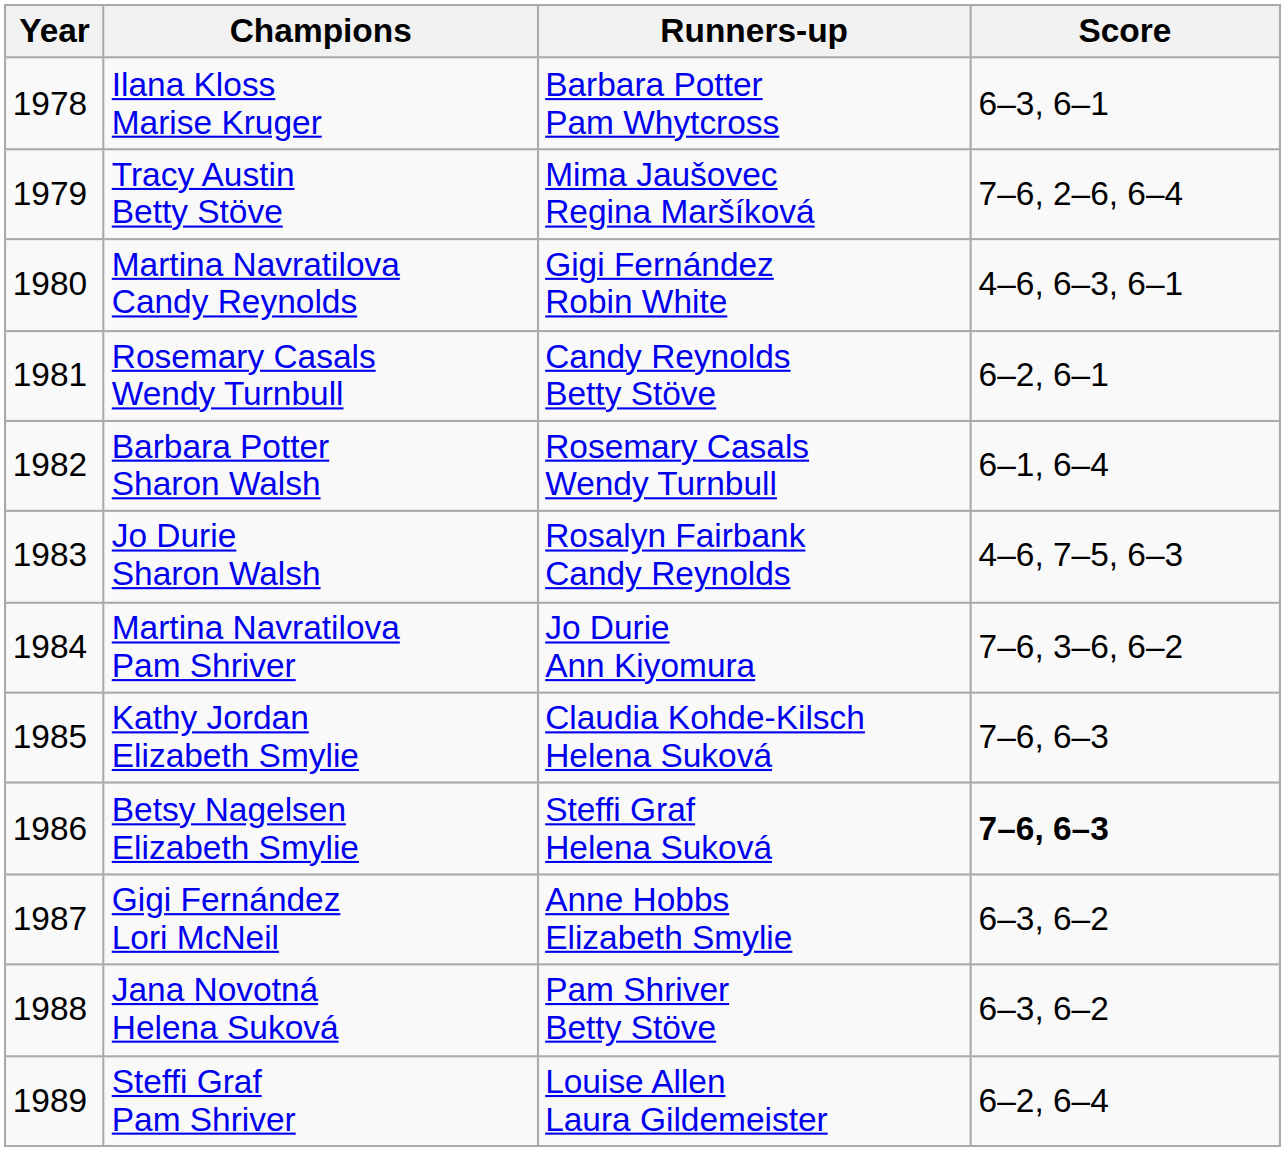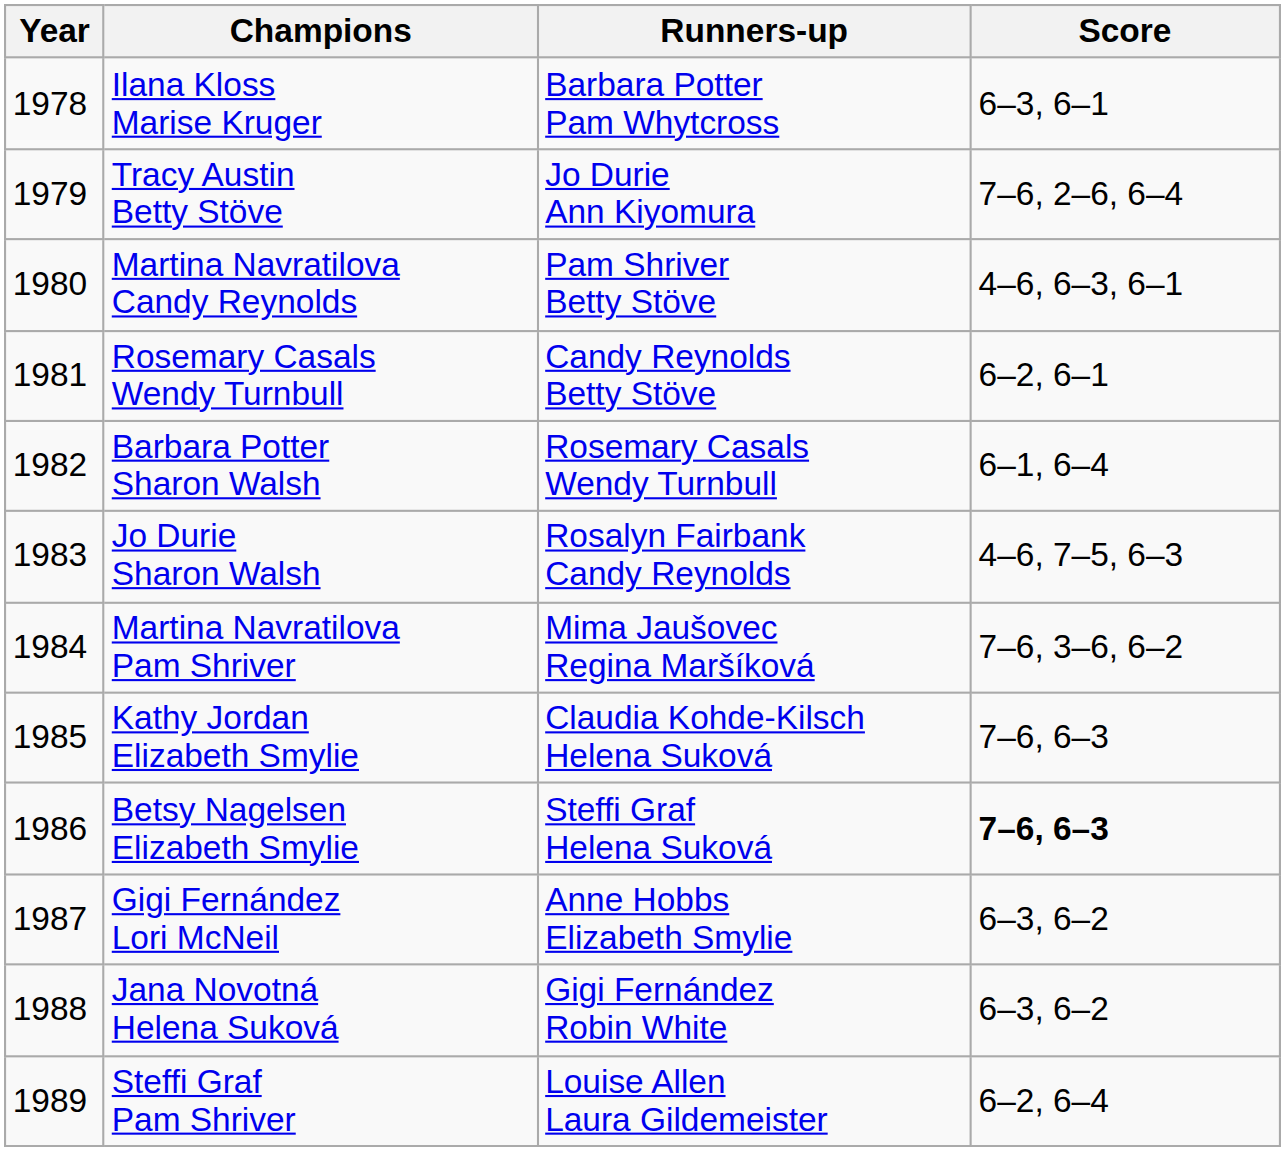(680, 193) Mima Jaušovec Regina Maršíková -> (650, 193) Jo Durie Ann Kiyomura
(659, 284) Gigi Fernández Robin White -> (637, 284) Pam Shriver Betty Stöve
(650, 646) Jo Durie Ann Kiyomura -> (680, 646) Mima Jaušovec Regina Maršíková
(637, 1009) Pam Shriver Betty Stöve -> (659, 1009) Gigi Fernández Robin White
